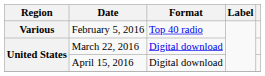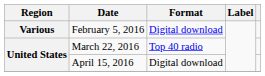(176, 29) Top 40 radio -> (186, 29) Digital download
(186, 46) Digital download -> (176, 46) Top 40 radio
